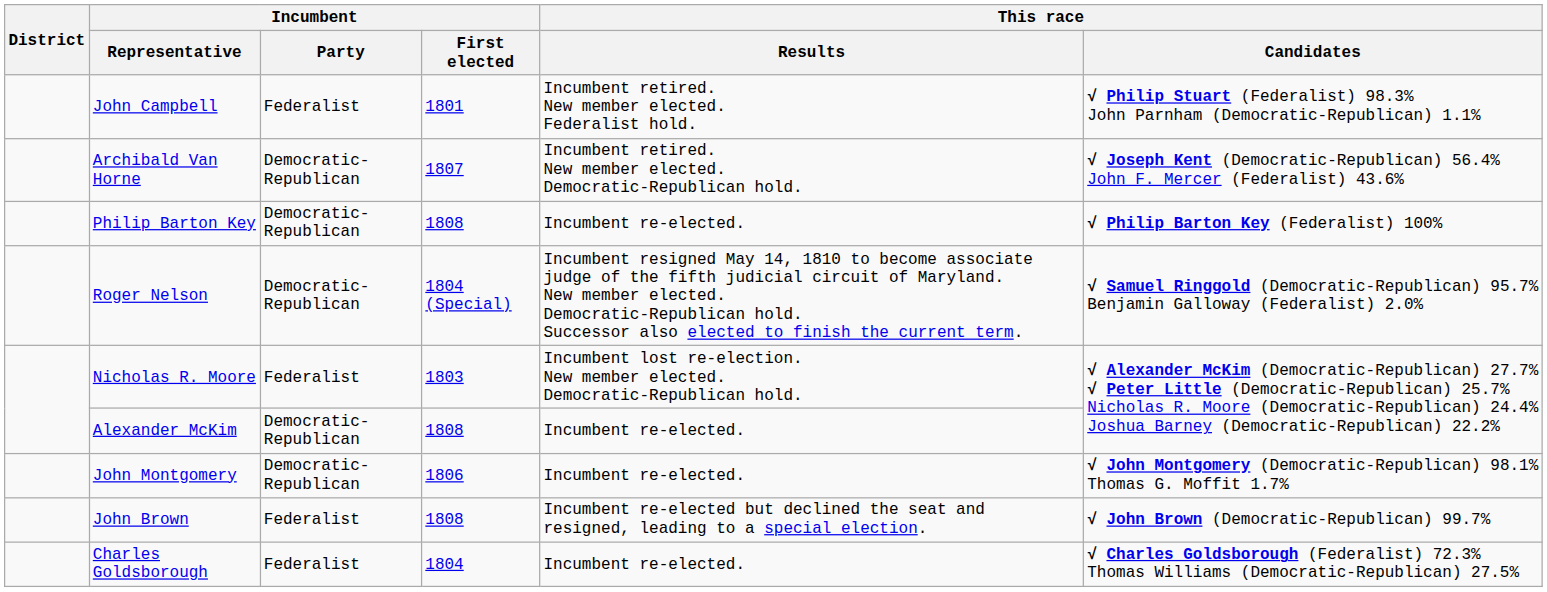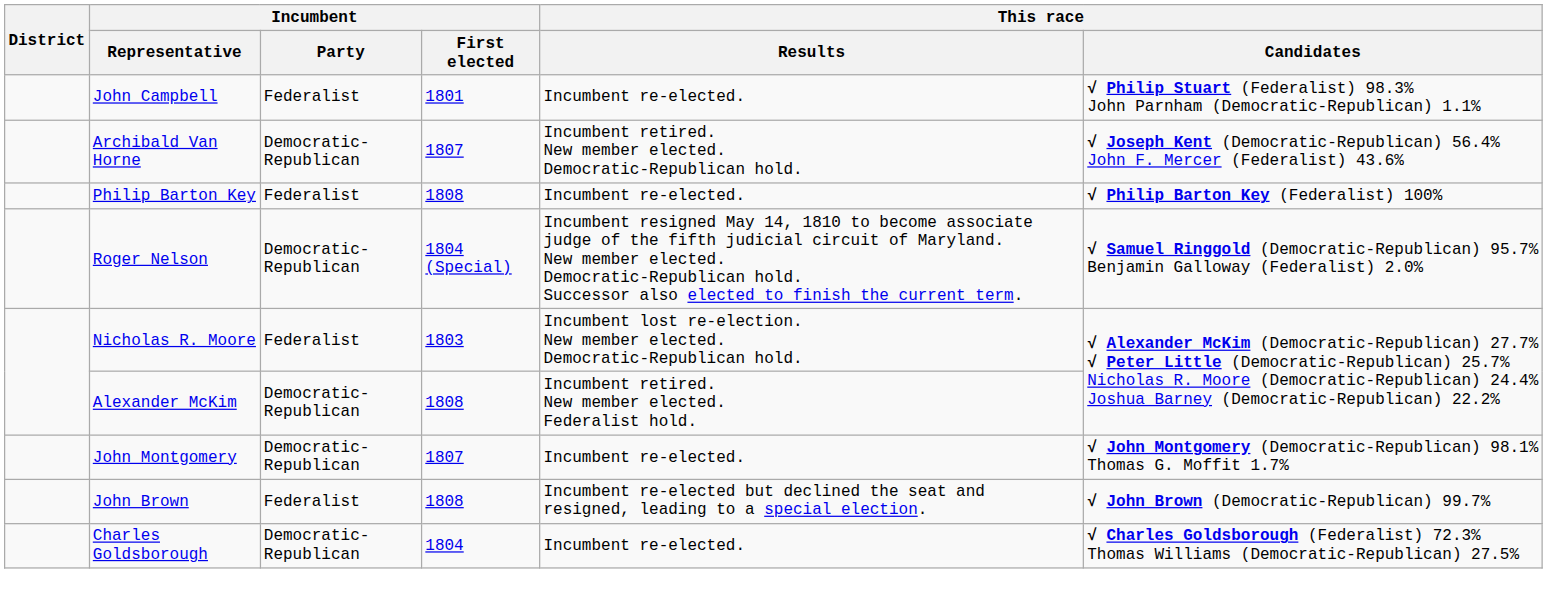(635, 107) Incumbent retired. New member elected. Federalist hold. -> (644, 97) Incumbent re-elected.
(317, 223) Democratic-Republican -> (312, 196) Federalist
(644, 431) Incumbent re-elected. -> (635, 403) Incumbent retired. New member elected. Federalist hold.
(445, 475) 1806 -> (445, 457) 1807
(312, 564) Federalist -> (317, 546) Democratic-Republican
